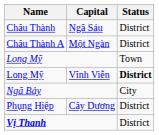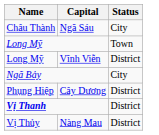(134, 28) District -> (119, 28) City
- row: (89, 43)
(136, 75) bold -> (125, 59) normal
+ row: (81, 122)
